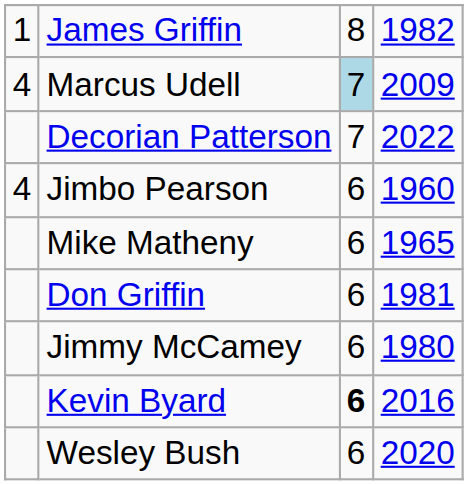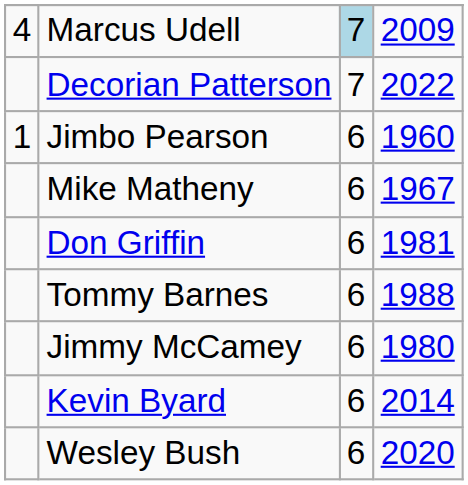- row: (144, 30)
(22, 189) 4 -> (22, 136) 1
(418, 242) 1965 -> (418, 189) 1967
+ row: (158, 294)
(356, 400) bold -> (356, 400) normal
(418, 400) 2016 -> (418, 400) 2014
